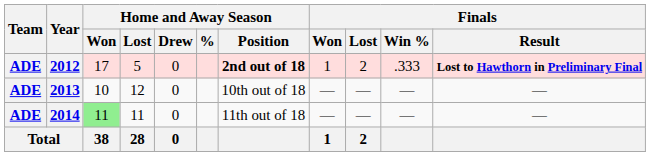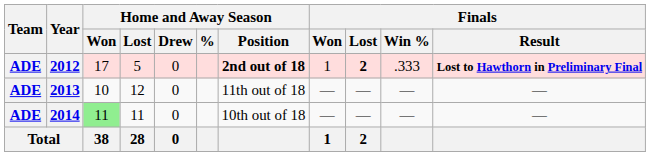(363, 66) normal -> (363, 66) bold
(263, 90) 10th out of 18 -> (263, 90) 11th out of 18
(263, 115) 11th out of 18 -> (263, 115) 10th out of 18
